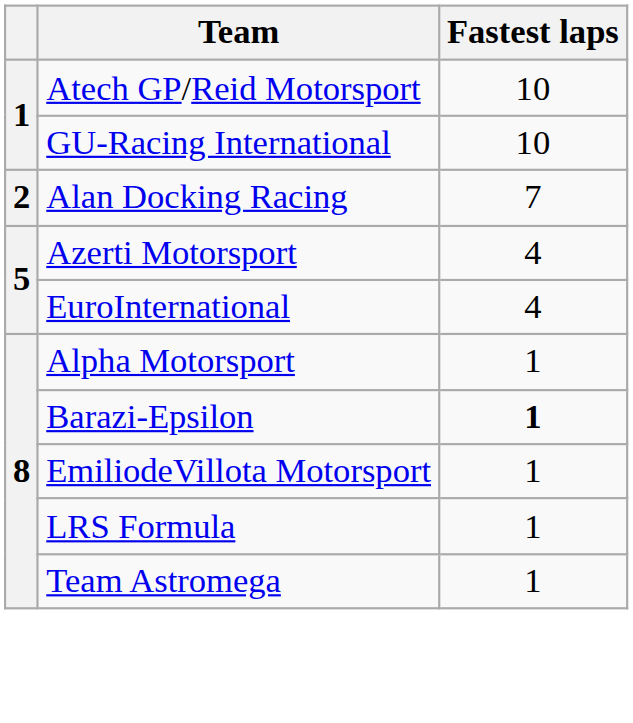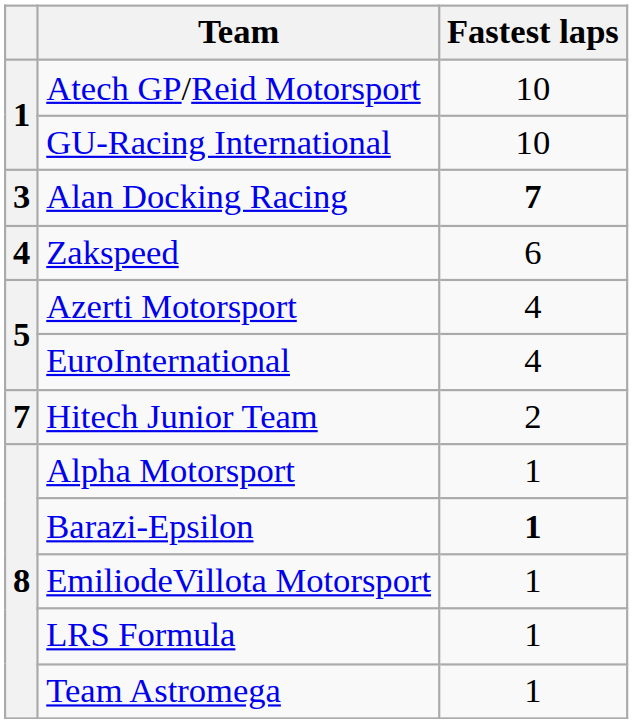(22, 196) 2 -> (22, 196) 3
(533, 196) normal -> (533, 196) bold
+ row: (112, 251)
+ row: (182, 416)
